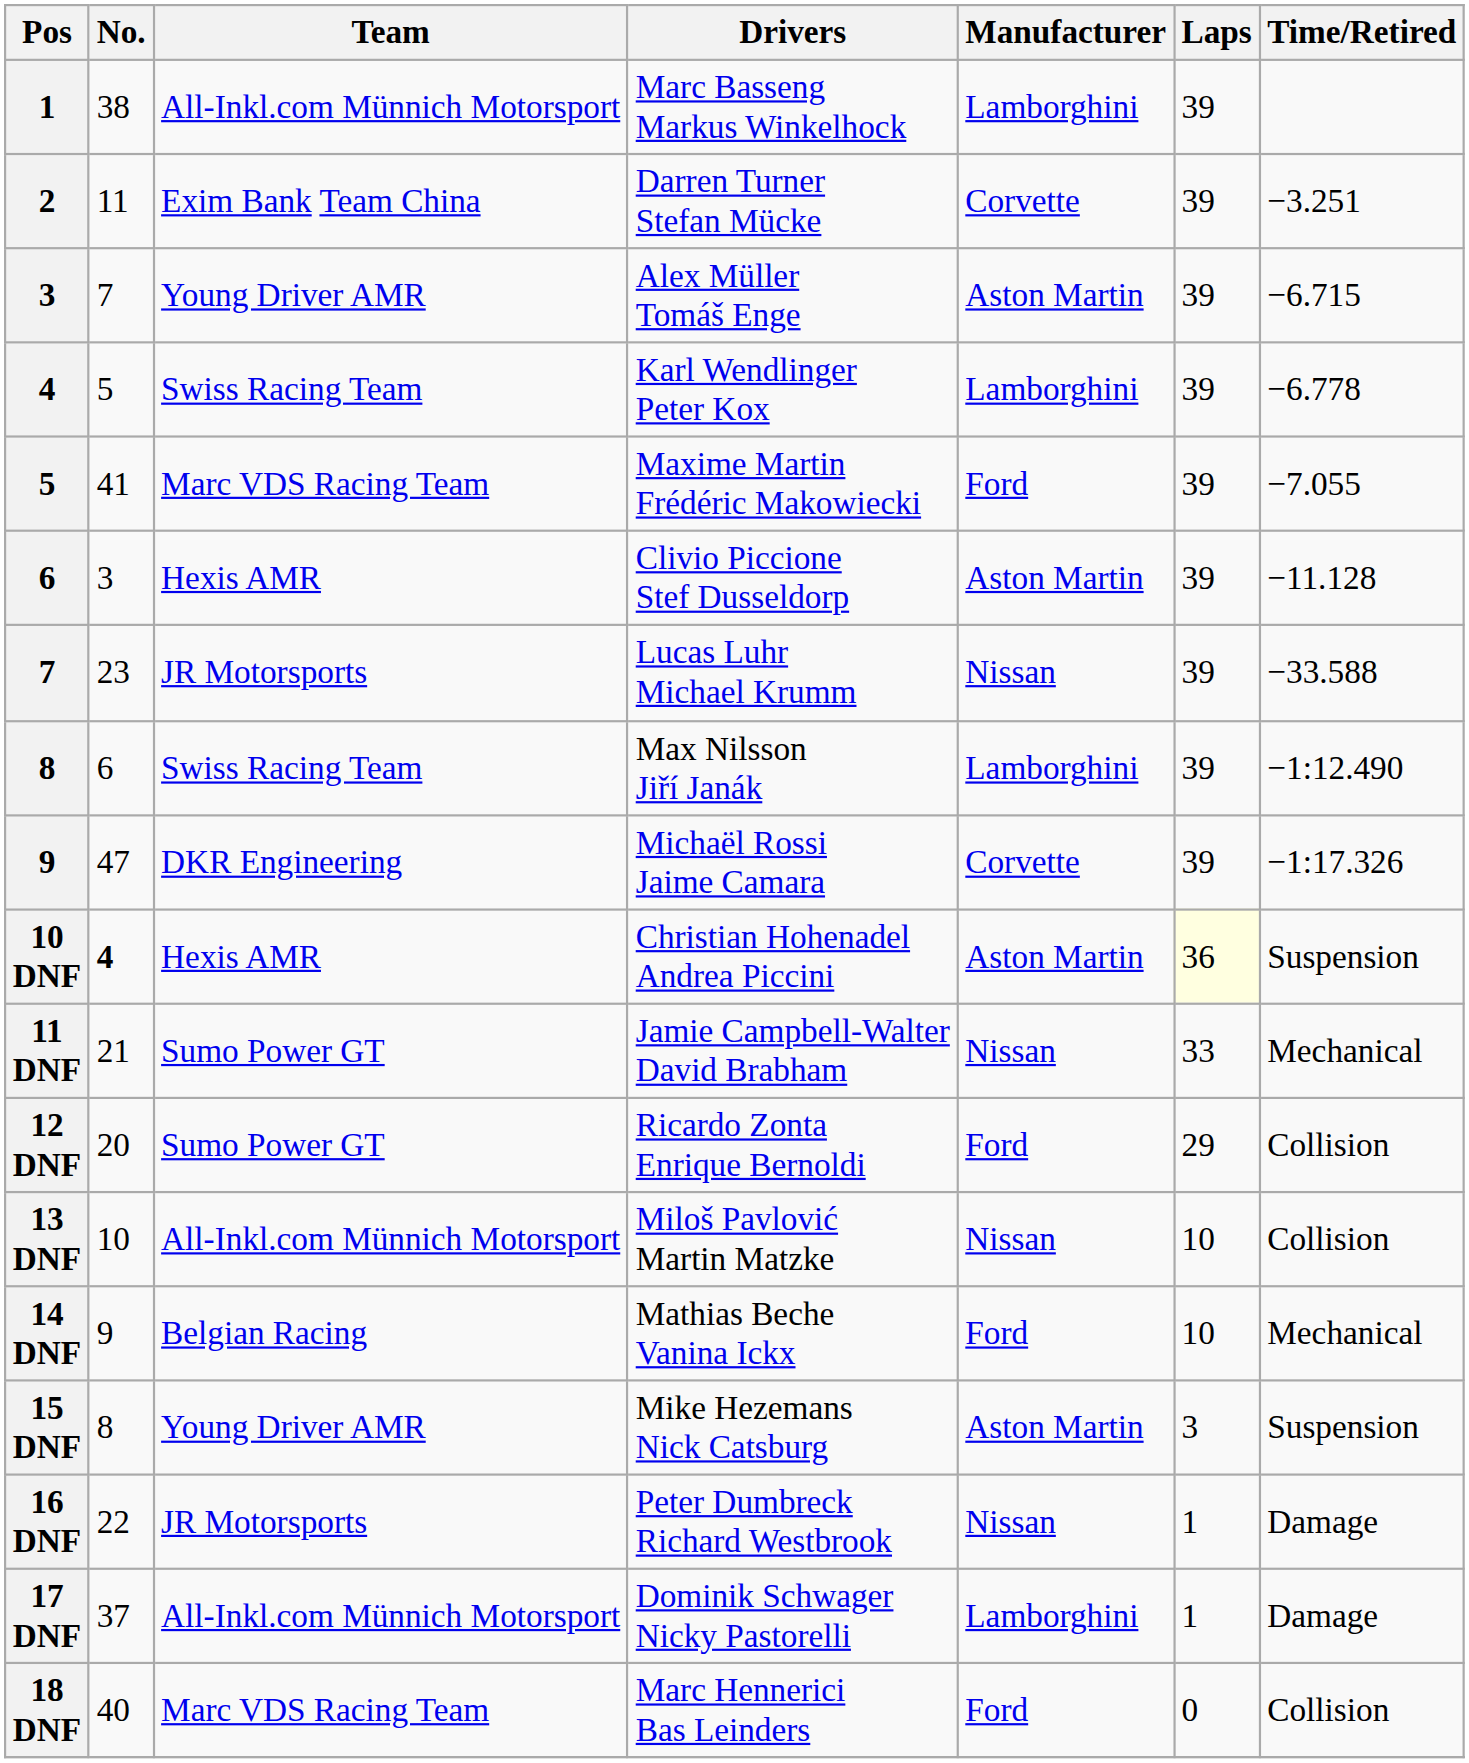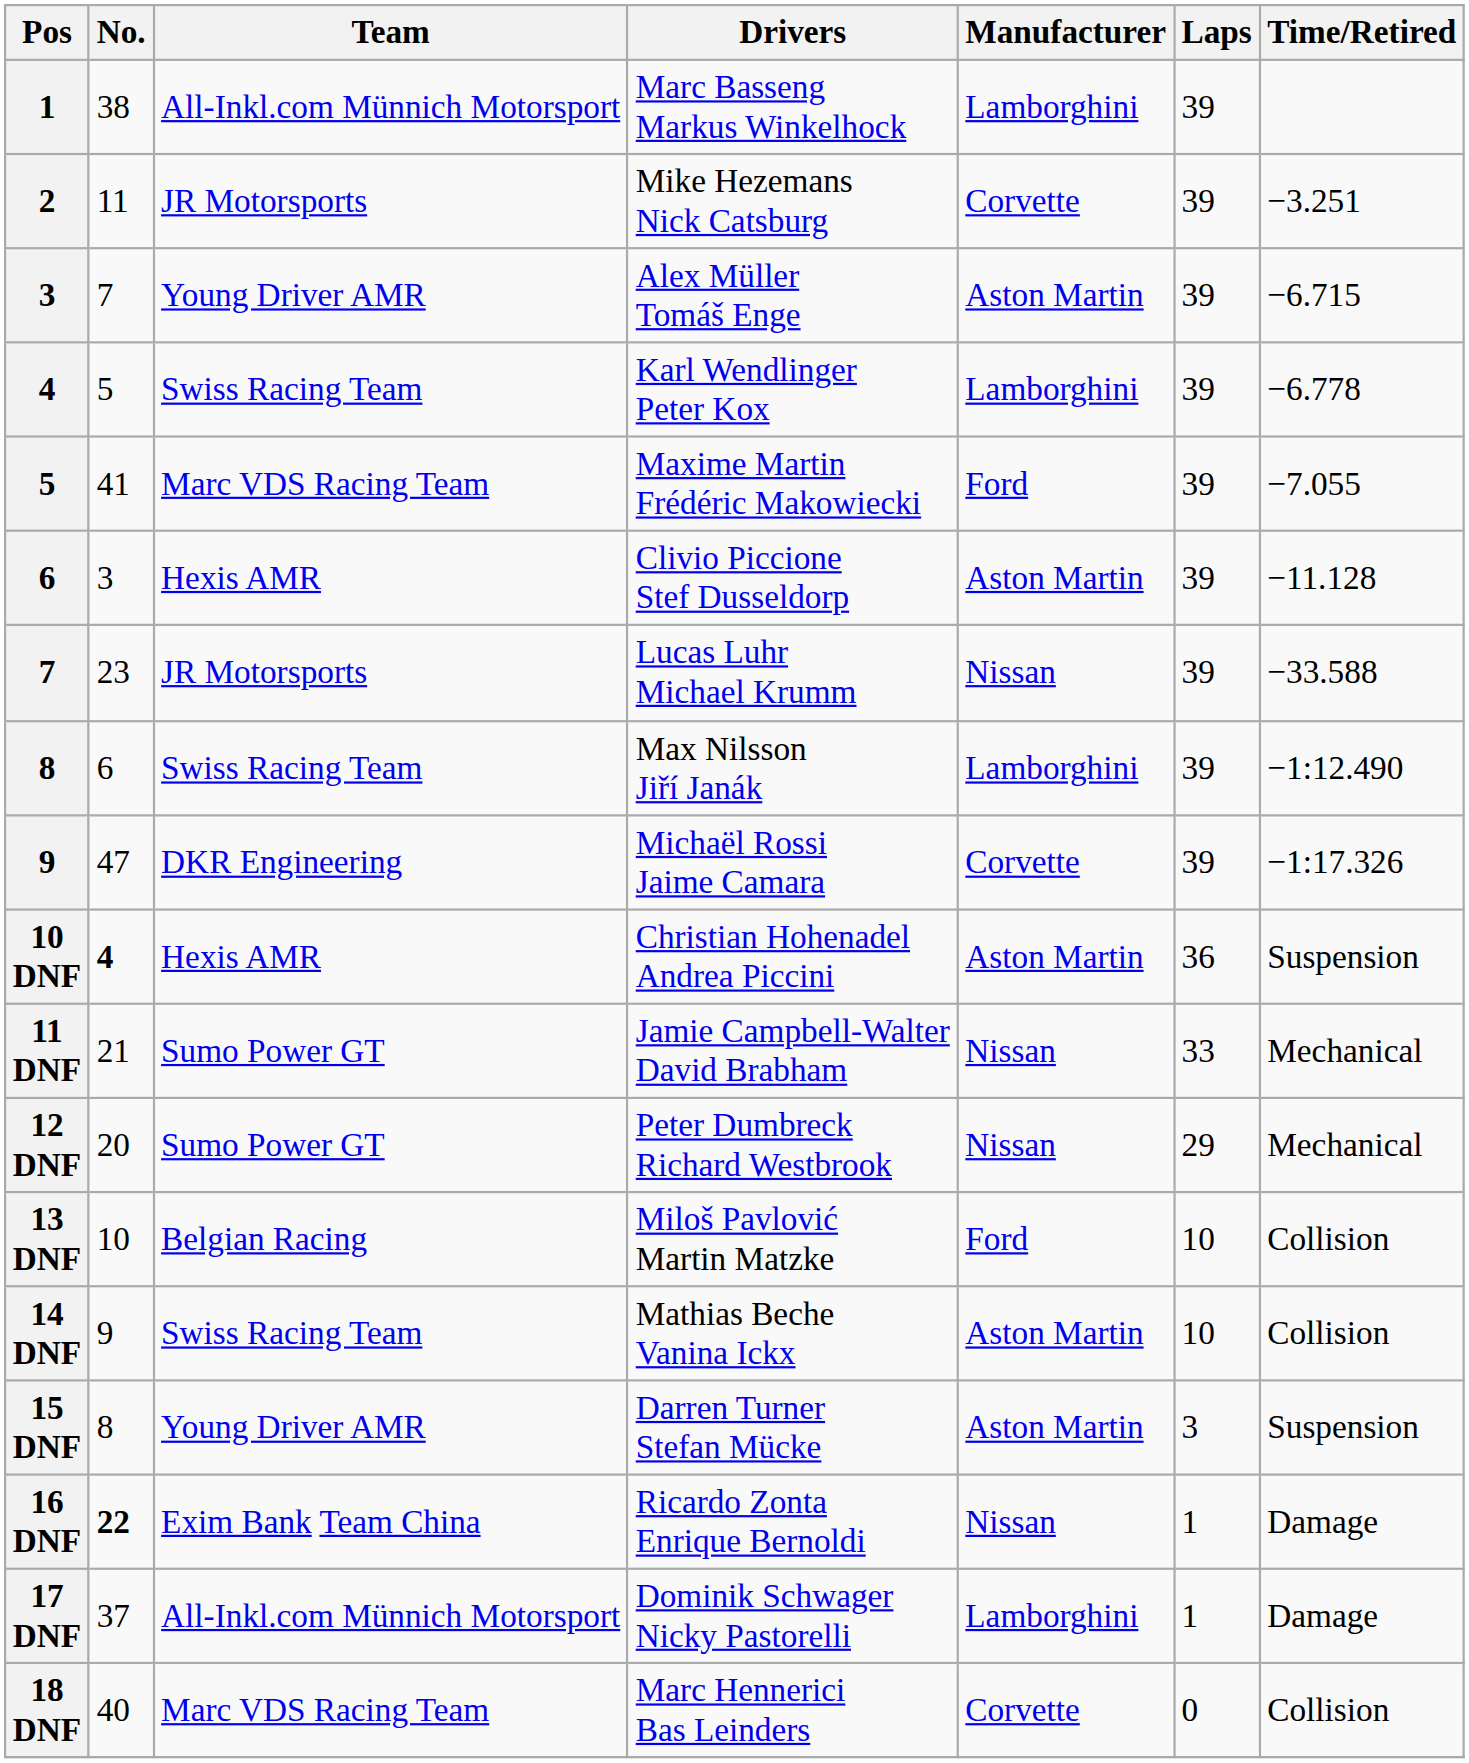(321, 201) Exim Bank Team China -> (264, 201) JR Motorsports
(730, 201) Darren Turner Stefan Mücke -> (744, 201) Mike Hezemans Nick Catsburg
(1198, 955) lightyellow background -> (1198, 955) no background
(751, 1144) Ricardo Zonta Enrique Bernoldi -> (764, 1144) Peter Dumbreck Richard Westbrook
(997, 1144) Ford -> (1011, 1144) Nissan
(1328, 1144) Collision -> (1345, 1144) Mechanical
(391, 1238) All-Inkl.com Münnich Motorsport -> (264, 1238) Belgian Racing
(1011, 1238) Nissan -> (997, 1238) Ford
(264, 1332) Belgian Racing -> (292, 1332) Swiss Racing Team
(997, 1332) Ford -> (1054, 1332) Aston Martin
(1345, 1332) Mechanical -> (1328, 1332) Collision
(744, 1427) Mike Hezemans Nick Catsburg -> (730, 1427) Darren Turner Stefan Mücke
(113, 1521) normal -> (113, 1521) bold
(264, 1521) JR Motorsports -> (321, 1521) Exim Bank Team China
(764, 1521) Peter Dumbreck Richard Westbrook -> (751, 1521) Ricardo Zonta Enrique Bernoldi
(997, 1709) Ford -> (1023, 1709) Corvette
